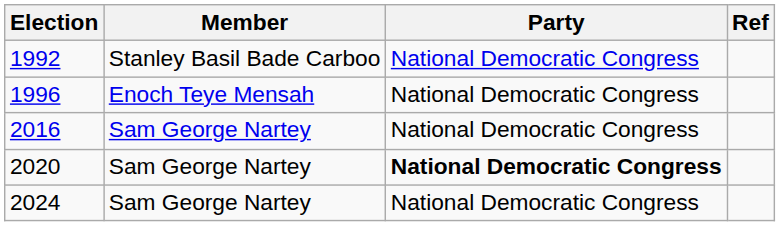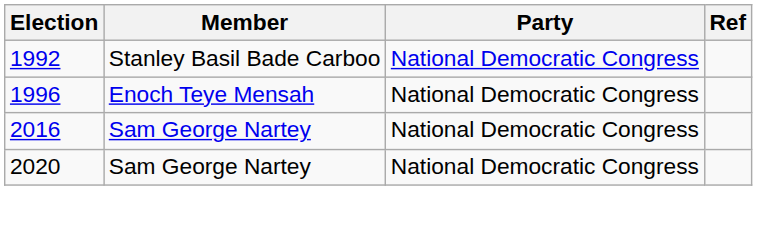(556, 166) bold -> (545, 166) normal
- row: (35, 202)
